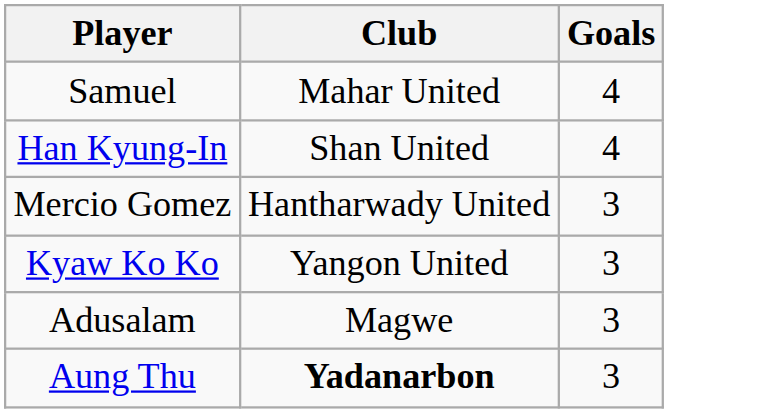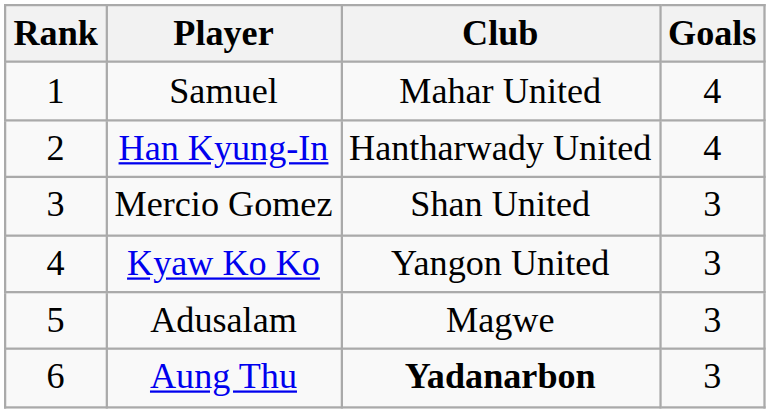+ column: (56, 33)
(399, 147) Shan United -> (500, 147) Hantharwady United
(399, 205) Hantharwady United -> (500, 205) Shan United
